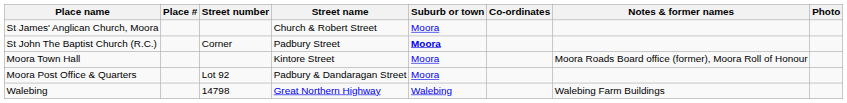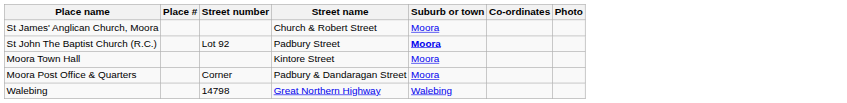- column: (681, 12)
(217, 43) Corner -> (216, 43) Lot 92
(216, 75) Lot 92 -> (217, 75) Corner
